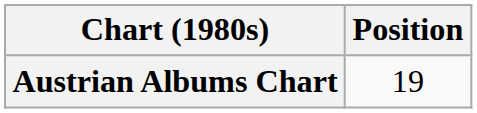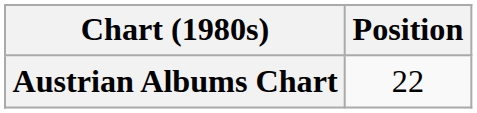(408, 81) 19 -> (408, 81) 22
